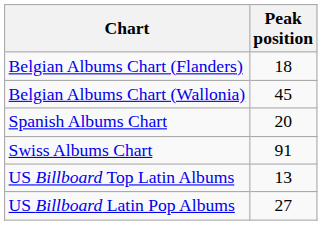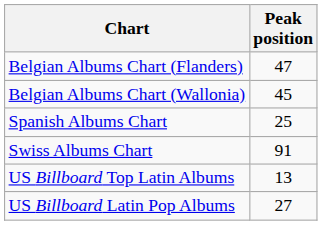(283, 66) 18 -> (283, 66) 47
(283, 121) 20 -> (283, 121) 25
